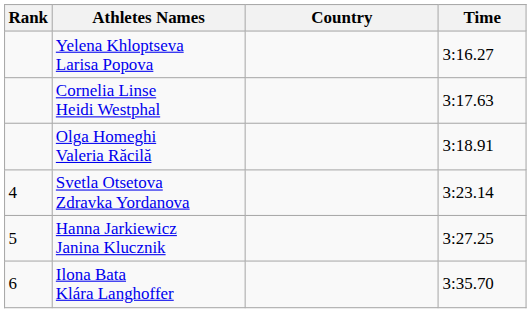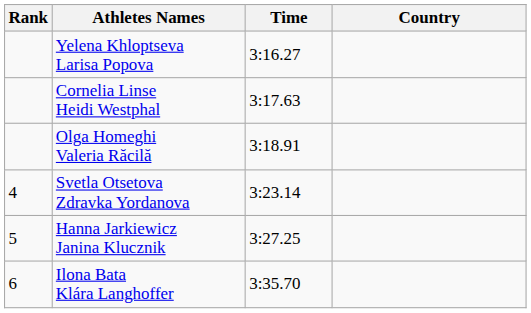columns swapped: (342, 17) <-> (482, 17)
